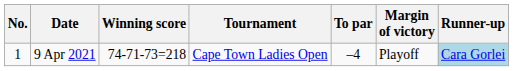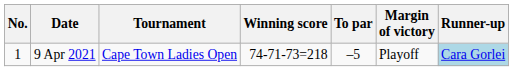columns swapped: (260, 24) <-> (144, 24)
(353, 54) –4 -> (353, 54) –5
